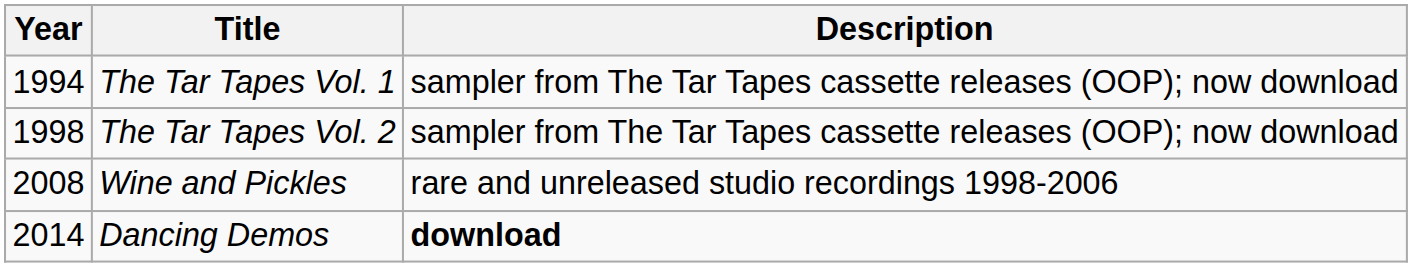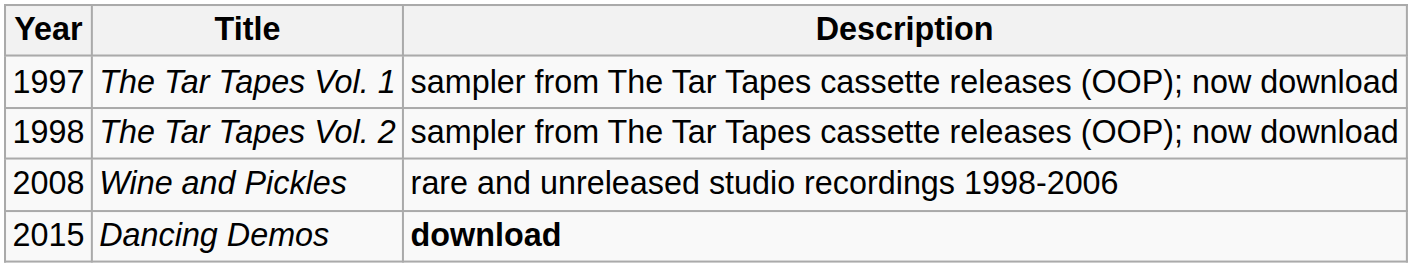(48, 81) 1994 -> (48, 81) 1997
(48, 235) 2014 -> (48, 235) 2015
